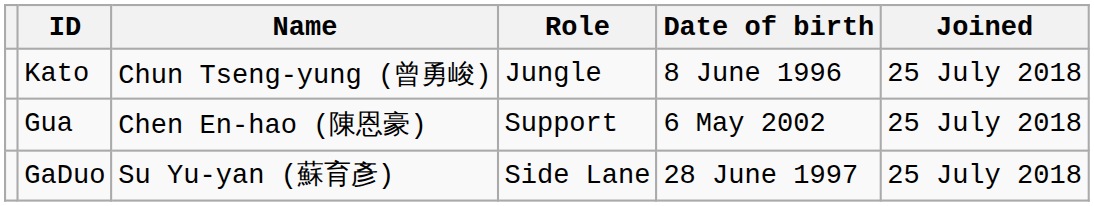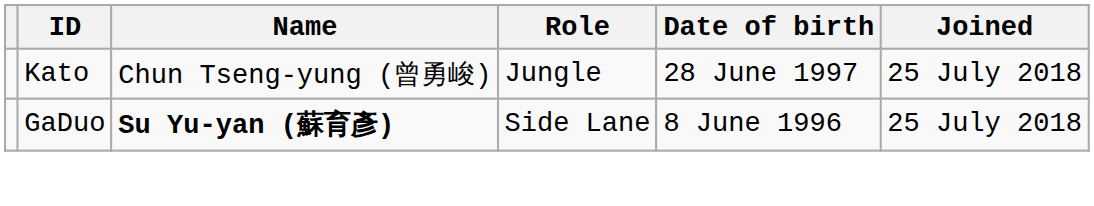(753, 74) 8 June 1996 -> (761, 74) 28 June 1997
- row: (49, 125)
(256, 176) normal -> (256, 126) bold
(761, 175) 28 June 1997 -> (753, 125) 8 June 1996
